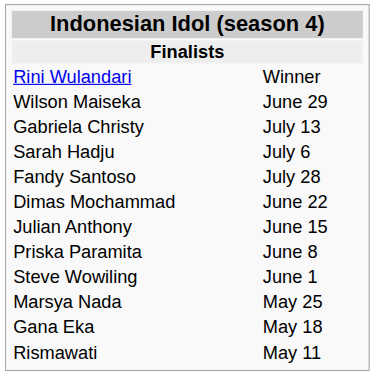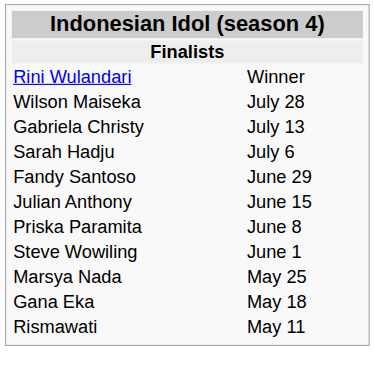(295, 102) June 29 -> (276, 102) July 28
(292, 177) July 28 -> (279, 177) June 29
- row: (94, 202)
